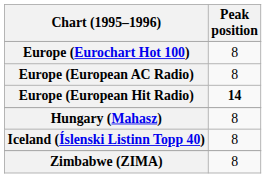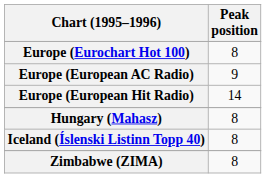(235, 74) 8 -> (235, 74) 9
(235, 96) bold -> (235, 96) normal
